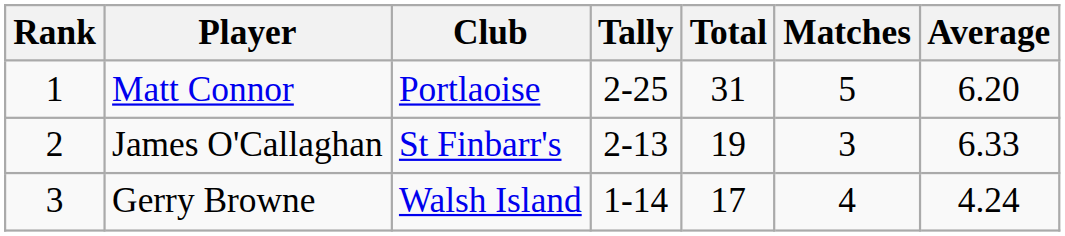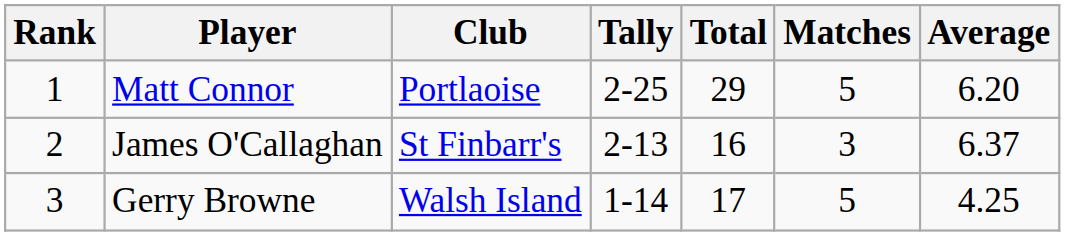(728, 88) 31 -> (728, 88) 29
(728, 144) 19 -> (728, 144) 16
(989, 144) 6.33 -> (989, 144) 6.37
(847, 200) 4 -> (847, 200) 5
(989, 200) 4.24 -> (989, 200) 4.25
